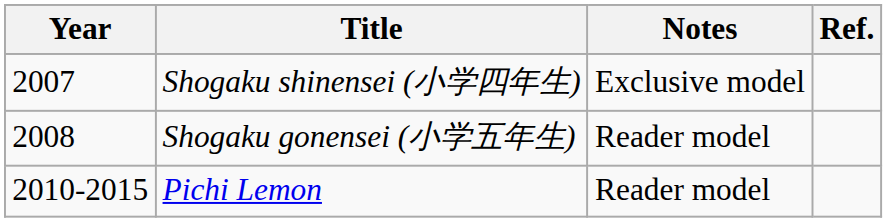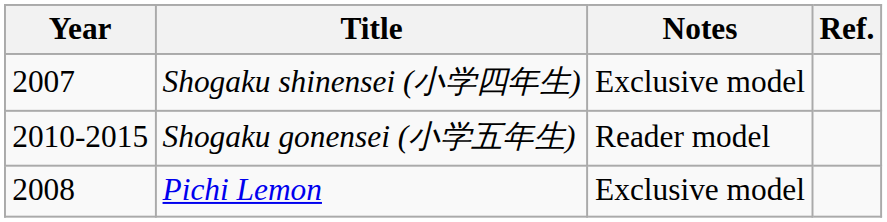(44, 137) 2008 -> (80, 137) 2010-2015
(80, 190) 2010-2015 -> (44, 190) 2008
(683, 190) Reader model -> (700, 190) Exclusive model
